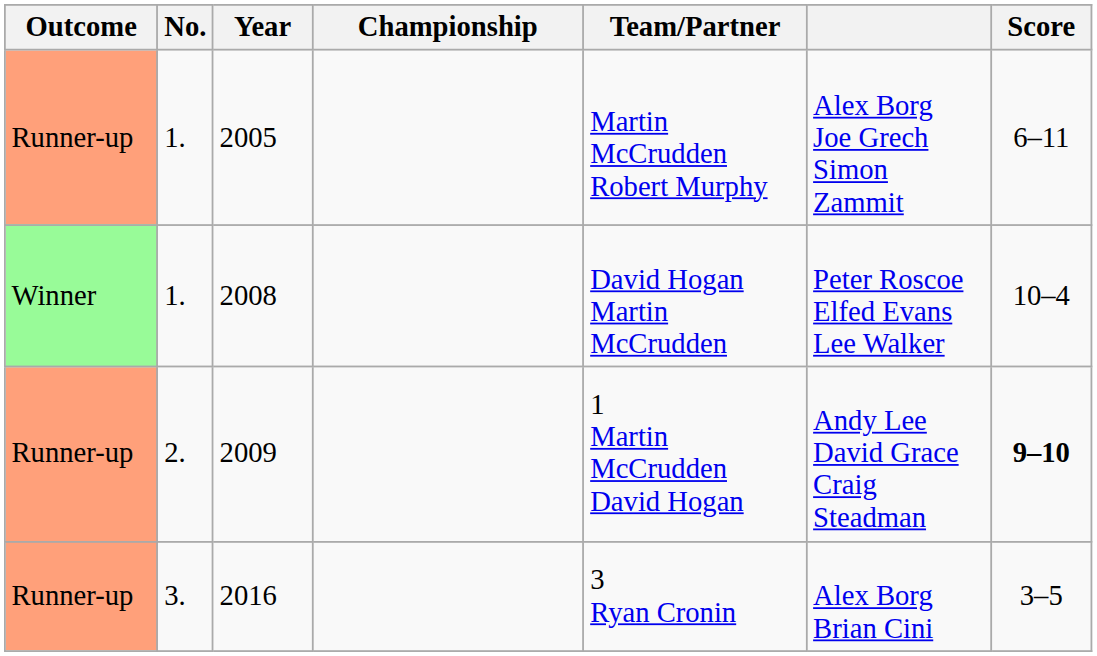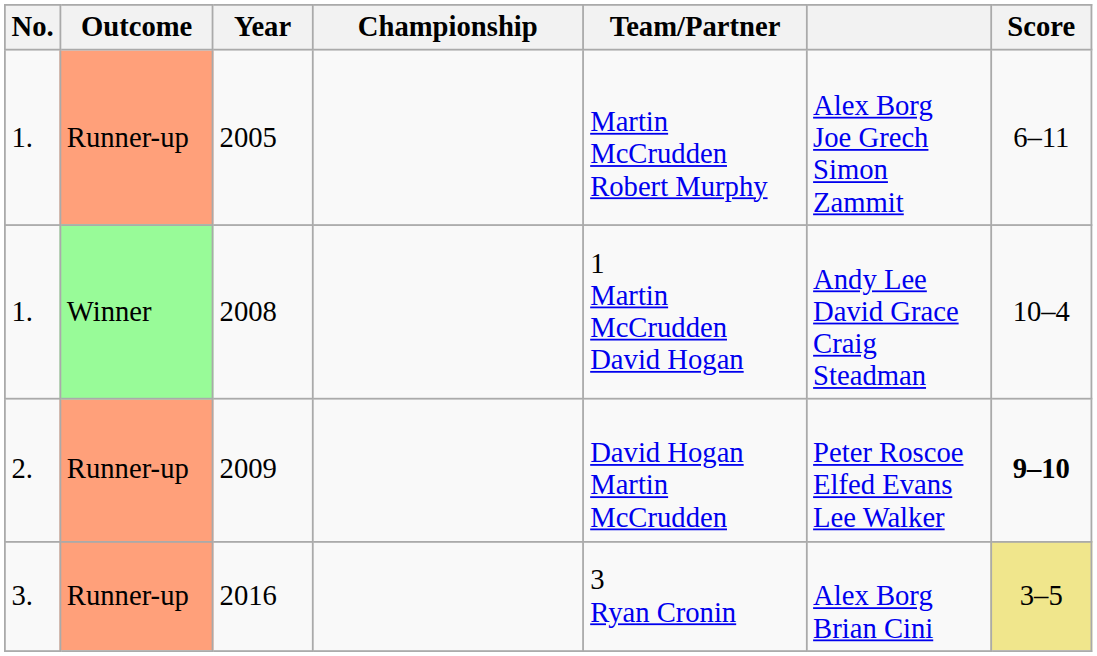columns swapped: (81, 27) <-> (185, 27)
(667, 311) David Hogan Martin McCrudden -> (667, 311) 1 Martin McCrudden David Hogan
(888, 311) Peter Roscoe Elfed Evans Lee Walker -> (886, 327) Andy Lee David Grace Craig Steadman
(667, 453) 1 Martin McCrudden David Hogan -> (667, 485) David Hogan Martin McCrudden
(886, 469) Andy Lee David Grace Craig Steadman -> (888, 485) Peter Roscoe Elfed Evans Lee Walker
(1041, 595) no background -> (1041, 595) khaki background
